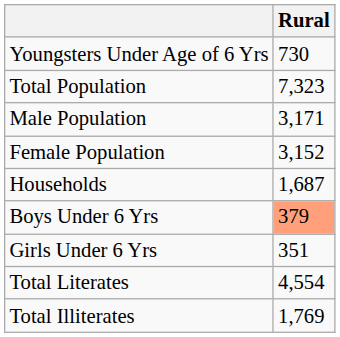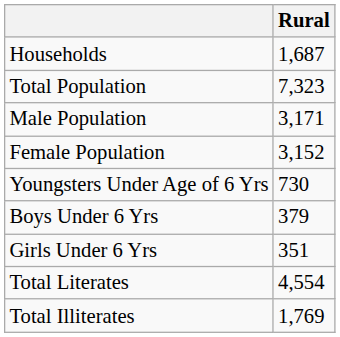rows swapped: (58, 184) <-> (139, 53)
(294, 217) lightsalmon background -> (294, 217) no background
